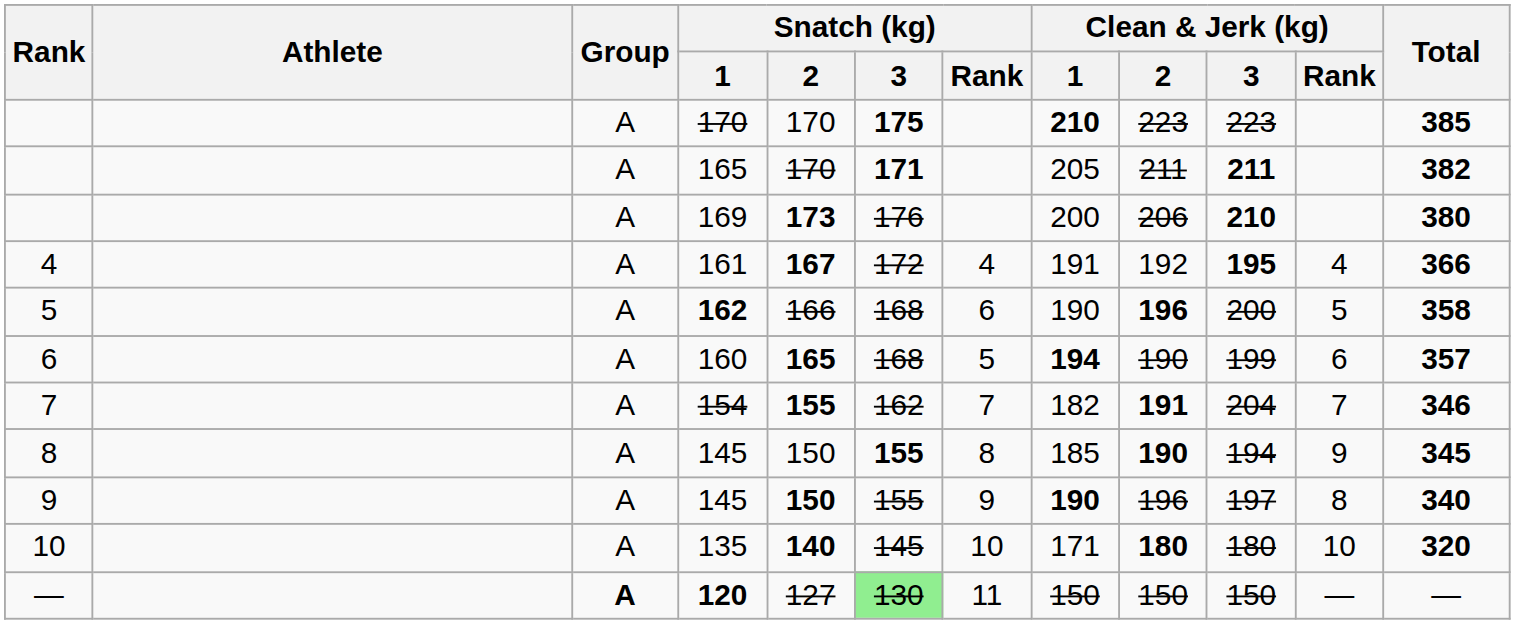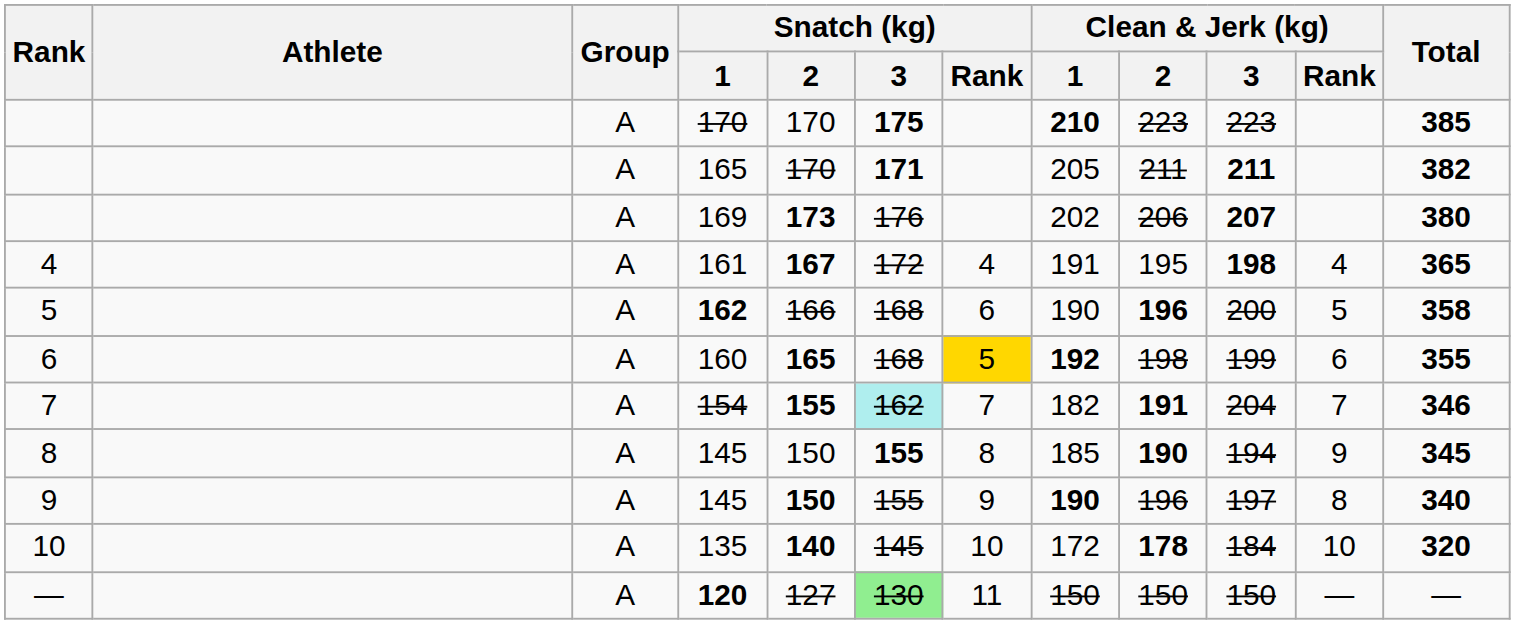(1075, 216) 200 -> (1075, 216) 202
(1251, 216) 210 -> (1251, 216) 207
(1163, 264) 192 -> (1163, 264) 195
(1251, 264) 195 -> (1251, 264) 198
(1446, 264) 366 -> (1446, 264) 365
(987, 358) no background -> (987, 358) gold background
(1075, 358) 194 -> (1075, 358) 192
(1163, 358) 190 -> (1163, 358) 198
(1446, 358) 357 -> (1446, 358) 355
(899, 405) no background -> (899, 405) paleturquoise background
(1075, 547) 171 -> (1075, 547) 172
(1163, 547) 180 -> (1163, 547) 178
(1251, 547) 180 -> (1251, 547) 184
(625, 594) bold -> (625, 594) normal
